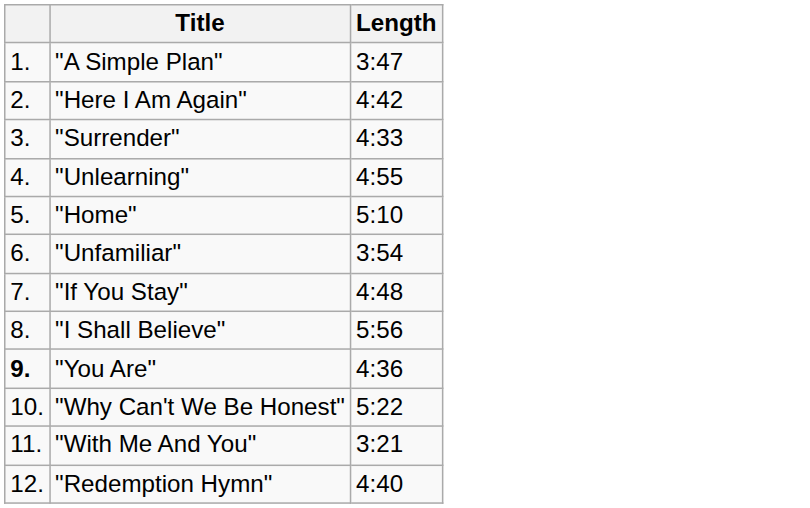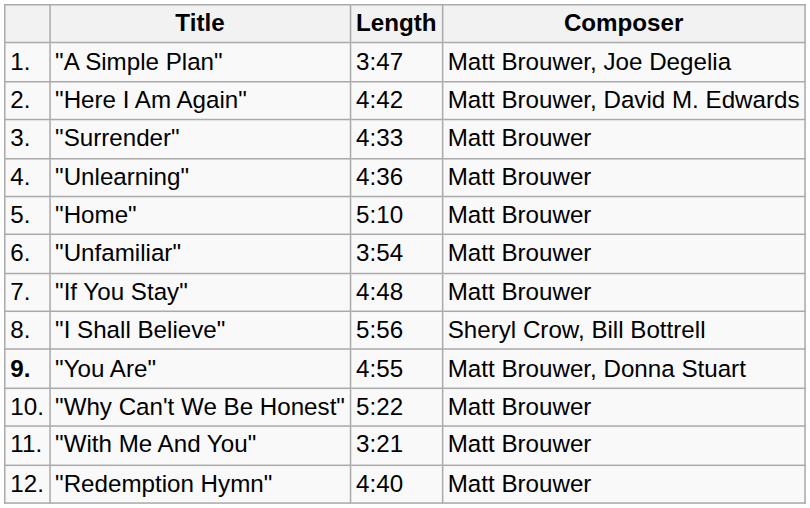+ column: (624, 23)
(380, 176) 4:55 -> (380, 176) 4:36
(380, 368) 4:36 -> (380, 368) 4:55
